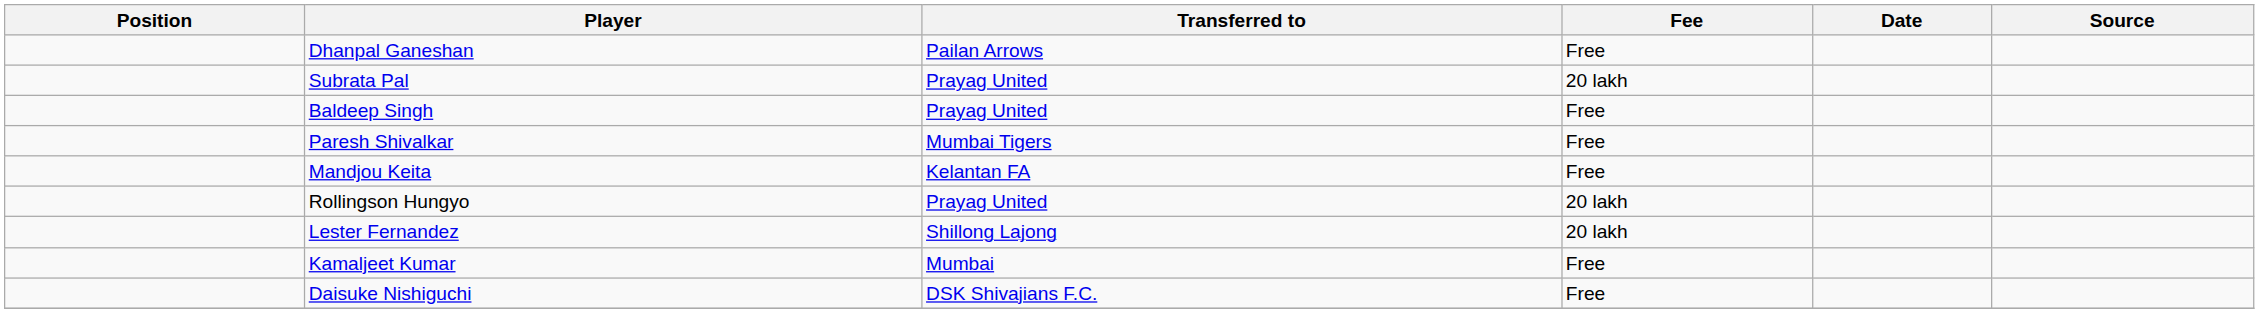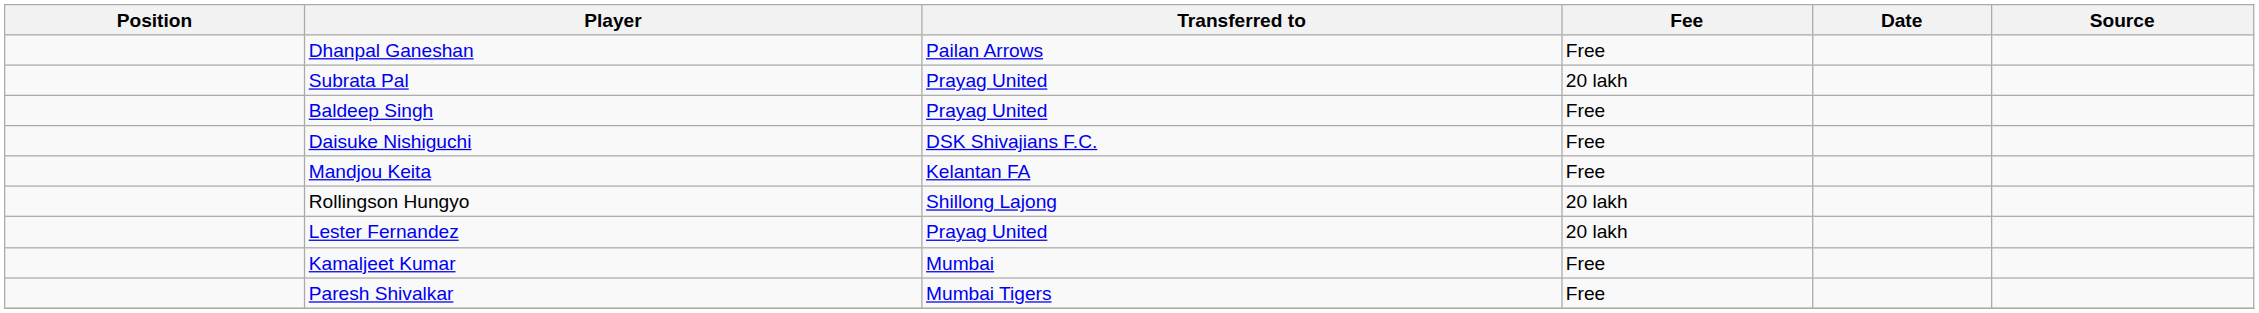rows swapped: (381, 141) <-> (390, 293)
(987, 202) Prayag United -> (992, 202) Shillong Lajong
(992, 232) Shillong Lajong -> (987, 232) Prayag United
